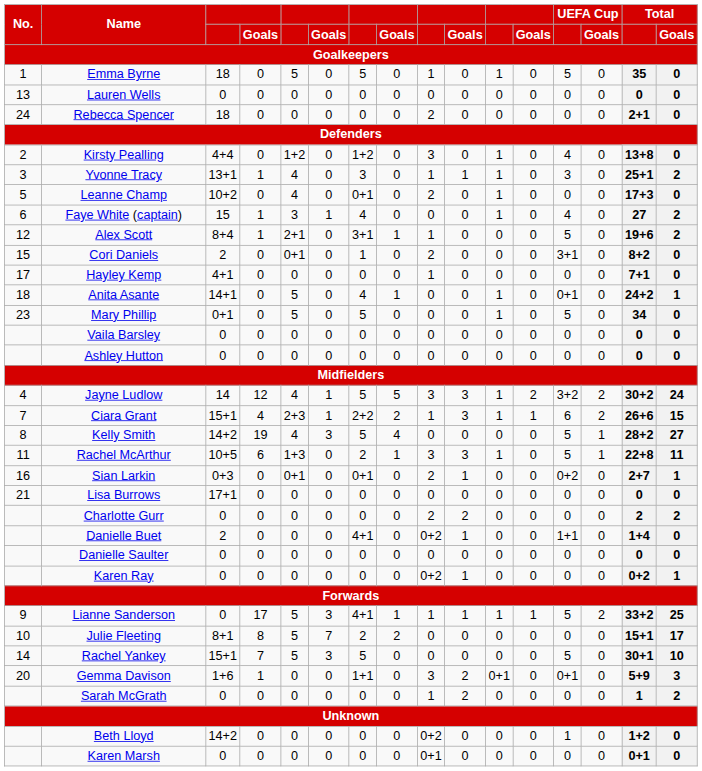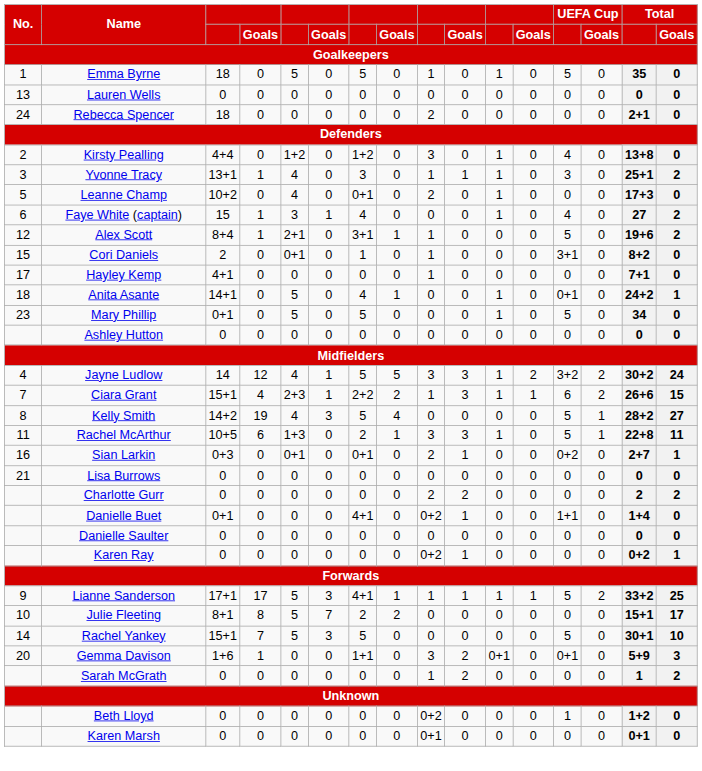(431, 255) 2 -> (431, 255) 1
- row: (124, 335)
(223, 495) 17+1 -> (223, 475) 0
(223, 535) 2 -> (223, 515) 0+1
(223, 615) 0 -> (223, 595) 17+1
(223, 736) 14+2 -> (223, 716) 0
